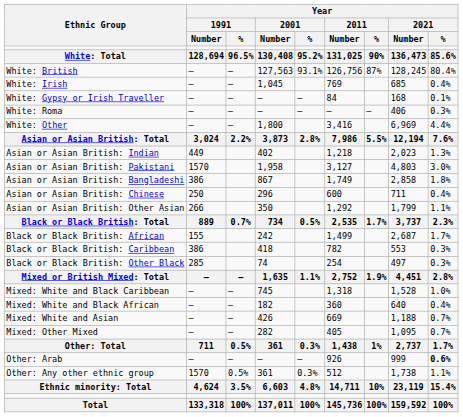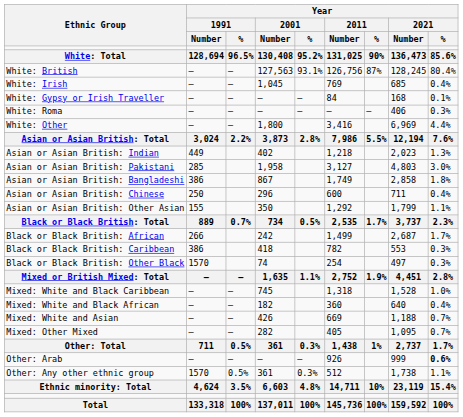(199, 167) 1570 -> (196, 167) 285
(196, 208) 266 -> (196, 208) 155
(196, 236) 155 -> (196, 236) 266
(196, 263) 285 -> (199, 263) 1570
